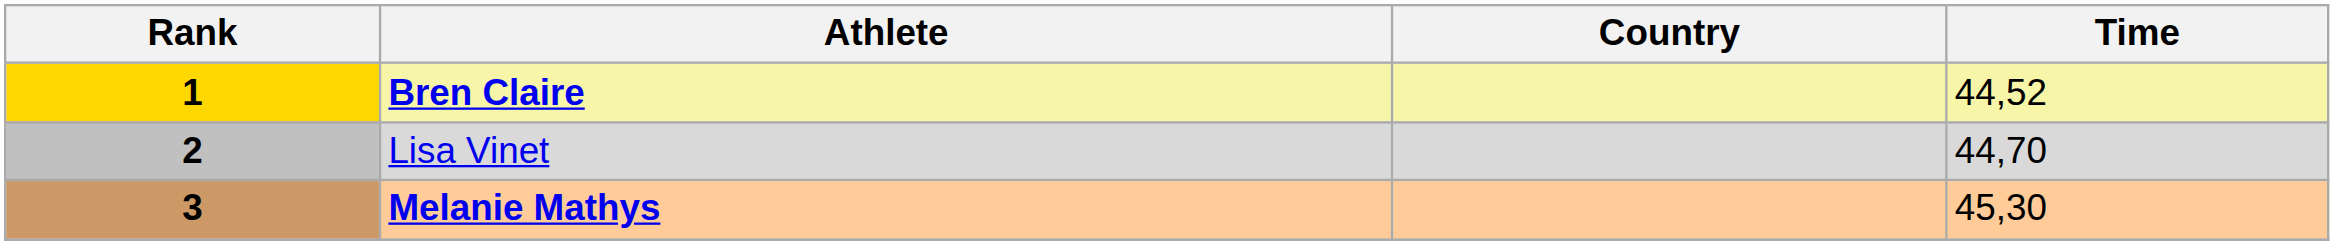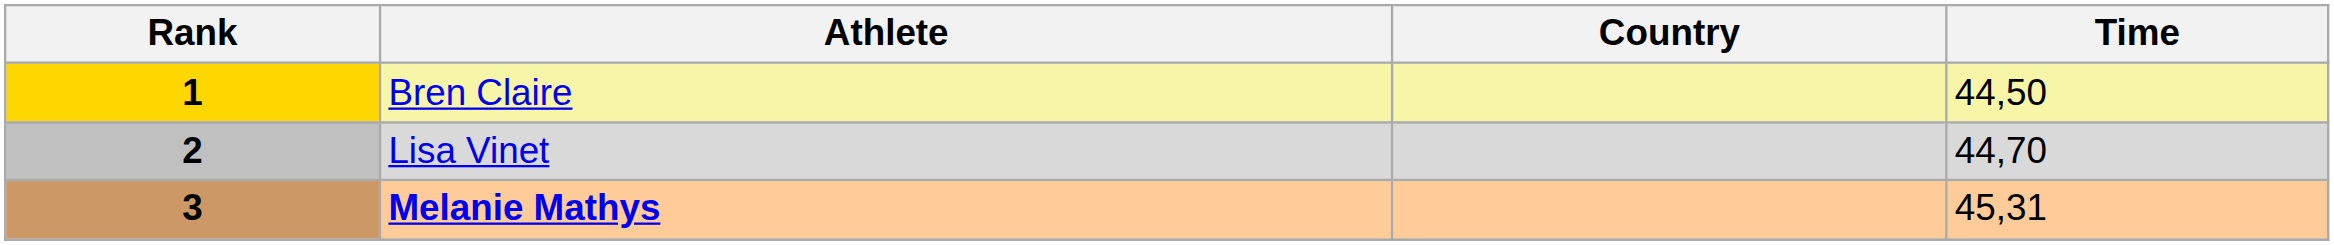(487, 92) bold -> (480, 92) normal
(2001, 92) 44,52 -> (2001, 92) 44,50
(2001, 208) 45,30 -> (2001, 208) 45,31
